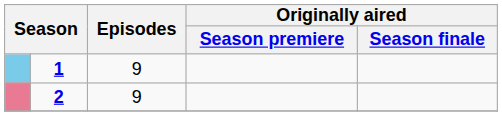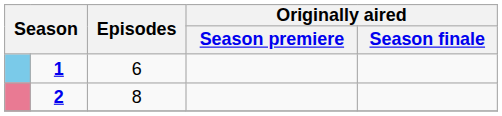(137, 68) 9 -> (137, 68) 6
(137, 96) 9 -> (137, 96) 8
